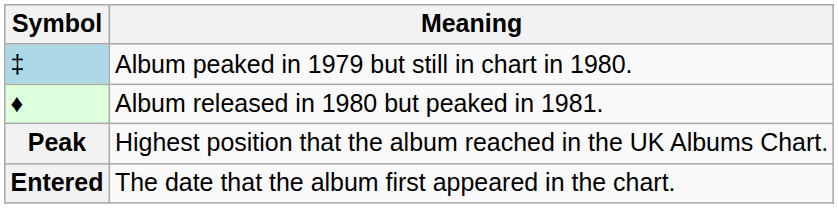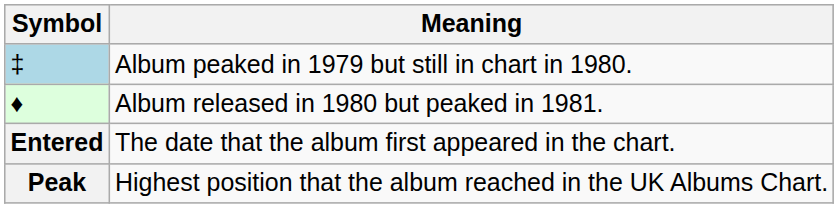rows swapped: (57, 182) <-> (57, 143)
